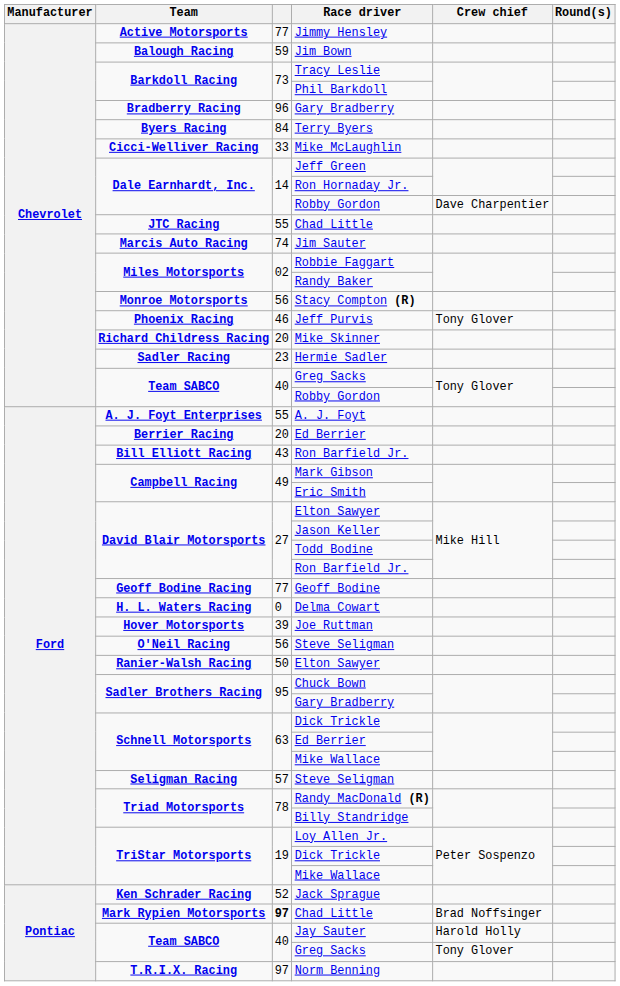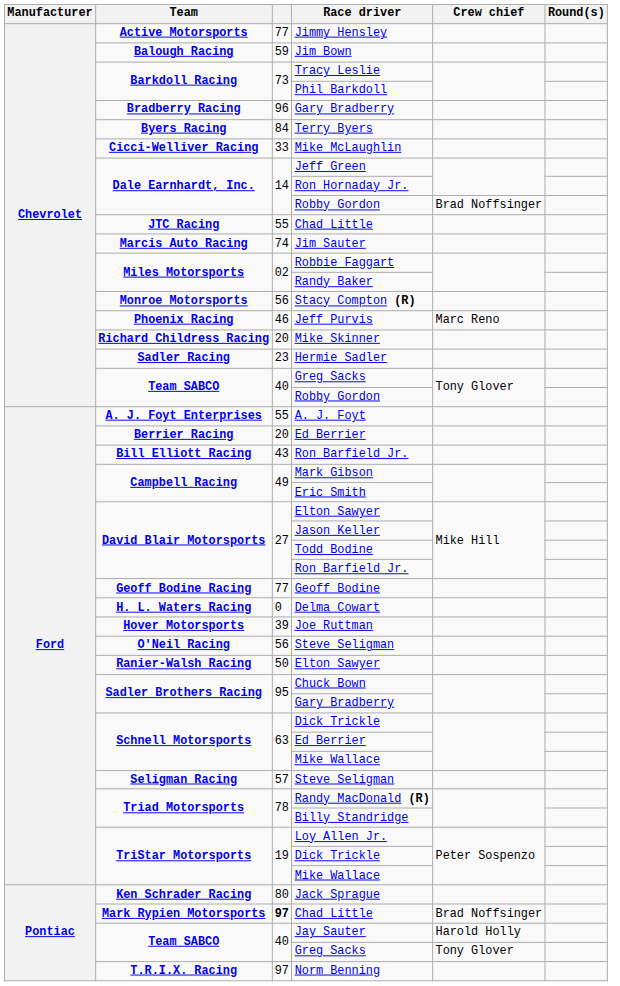(492, 206) Dave Charpentier -> (489, 206) Brad Noffsinger
(475, 321) Tony Glover -> (468, 321) Marc Reno
(282, 895) 52 -> (282, 895) 80
